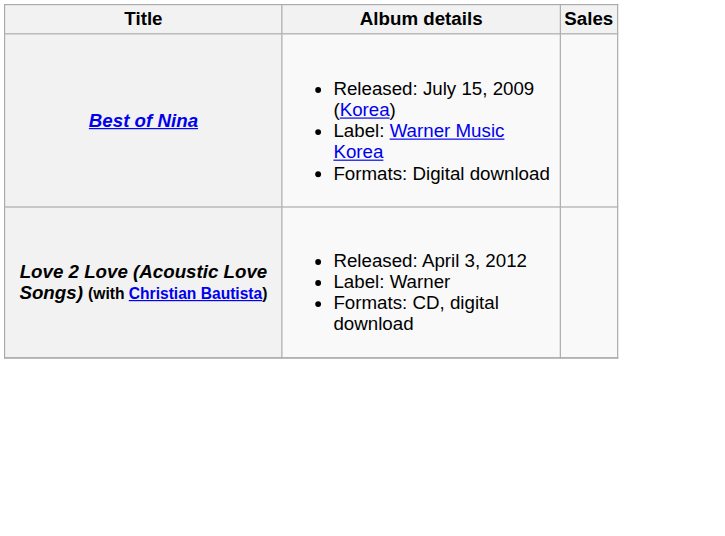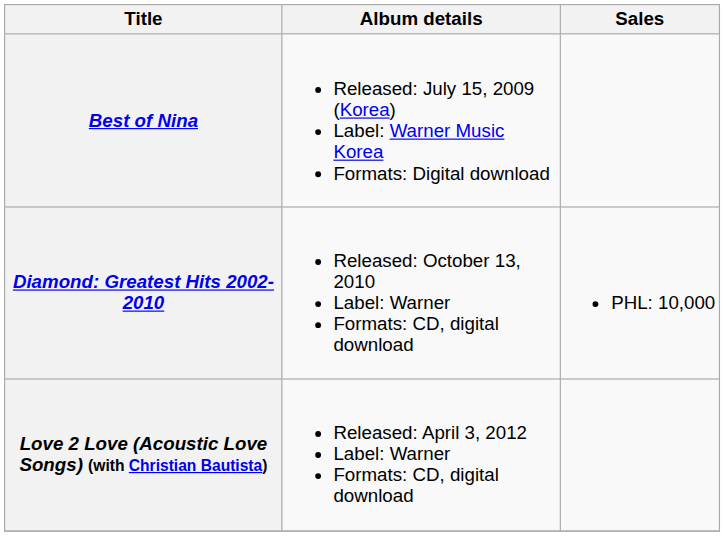+ row: (143, 292)
